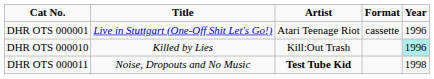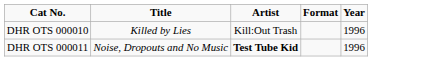- row: (48, 30)
(416, 47) paleturquoise background -> (354, 30) no background
(416, 64) 1998 -> (354, 47) 1996
